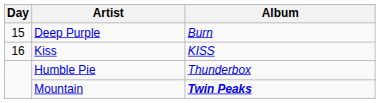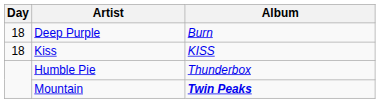(18, 32) 15 -> (18, 32) 18
(18, 51) 16 -> (18, 51) 18
